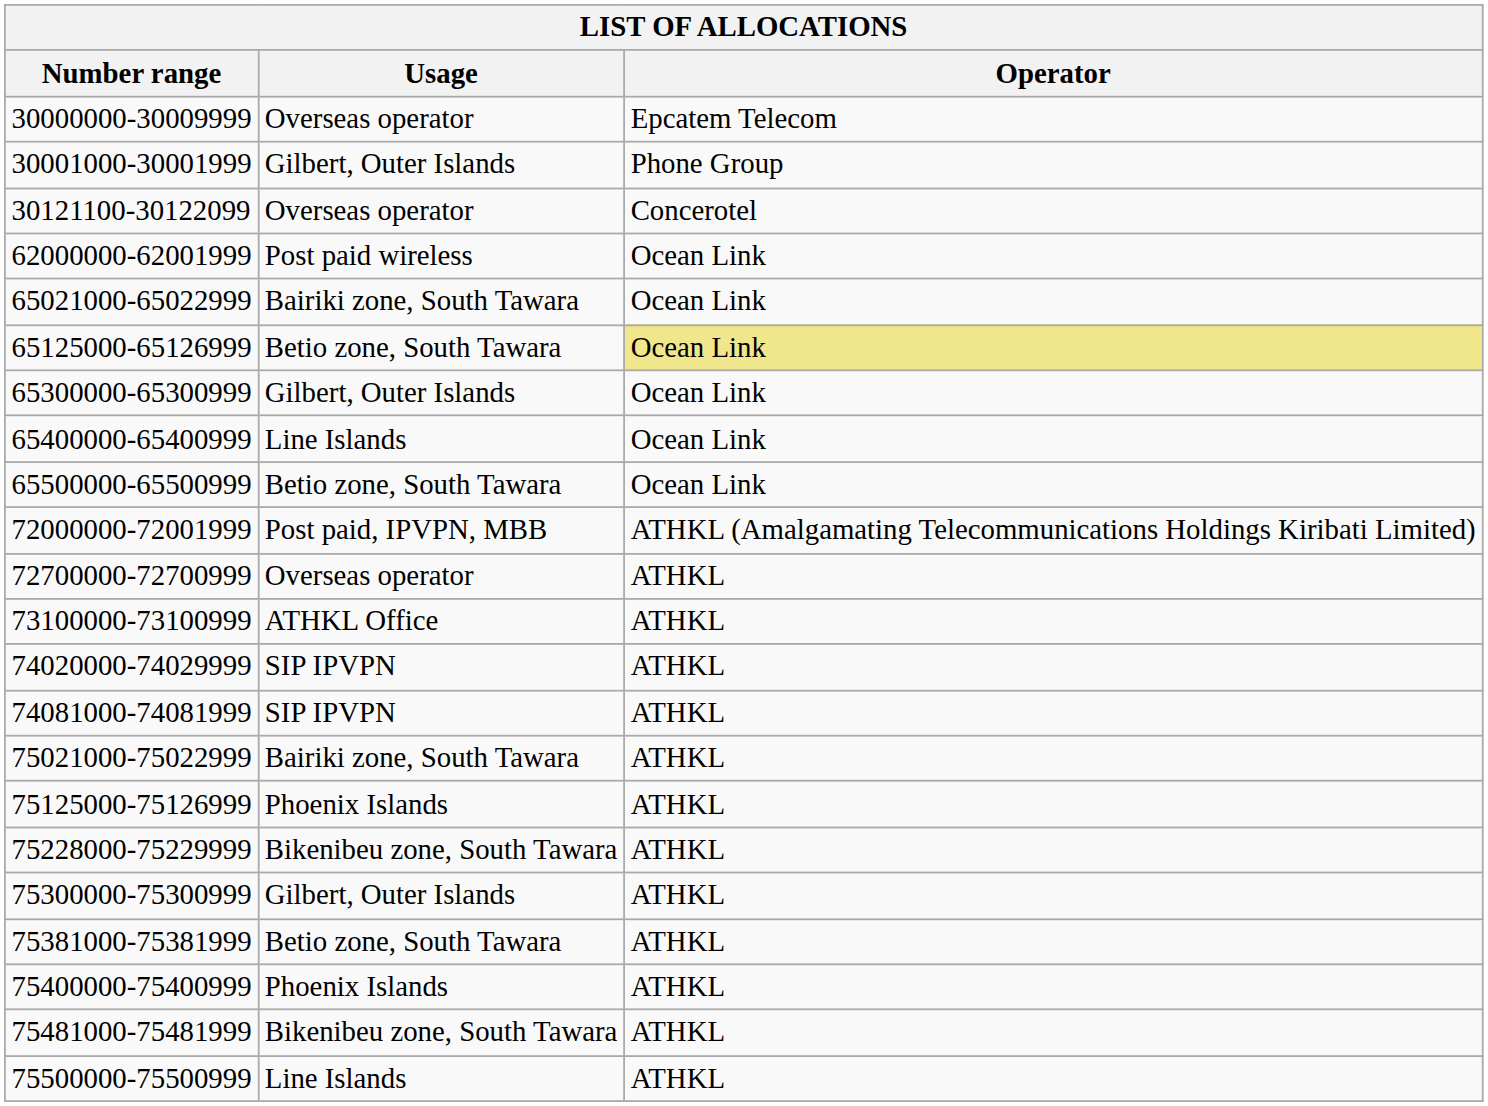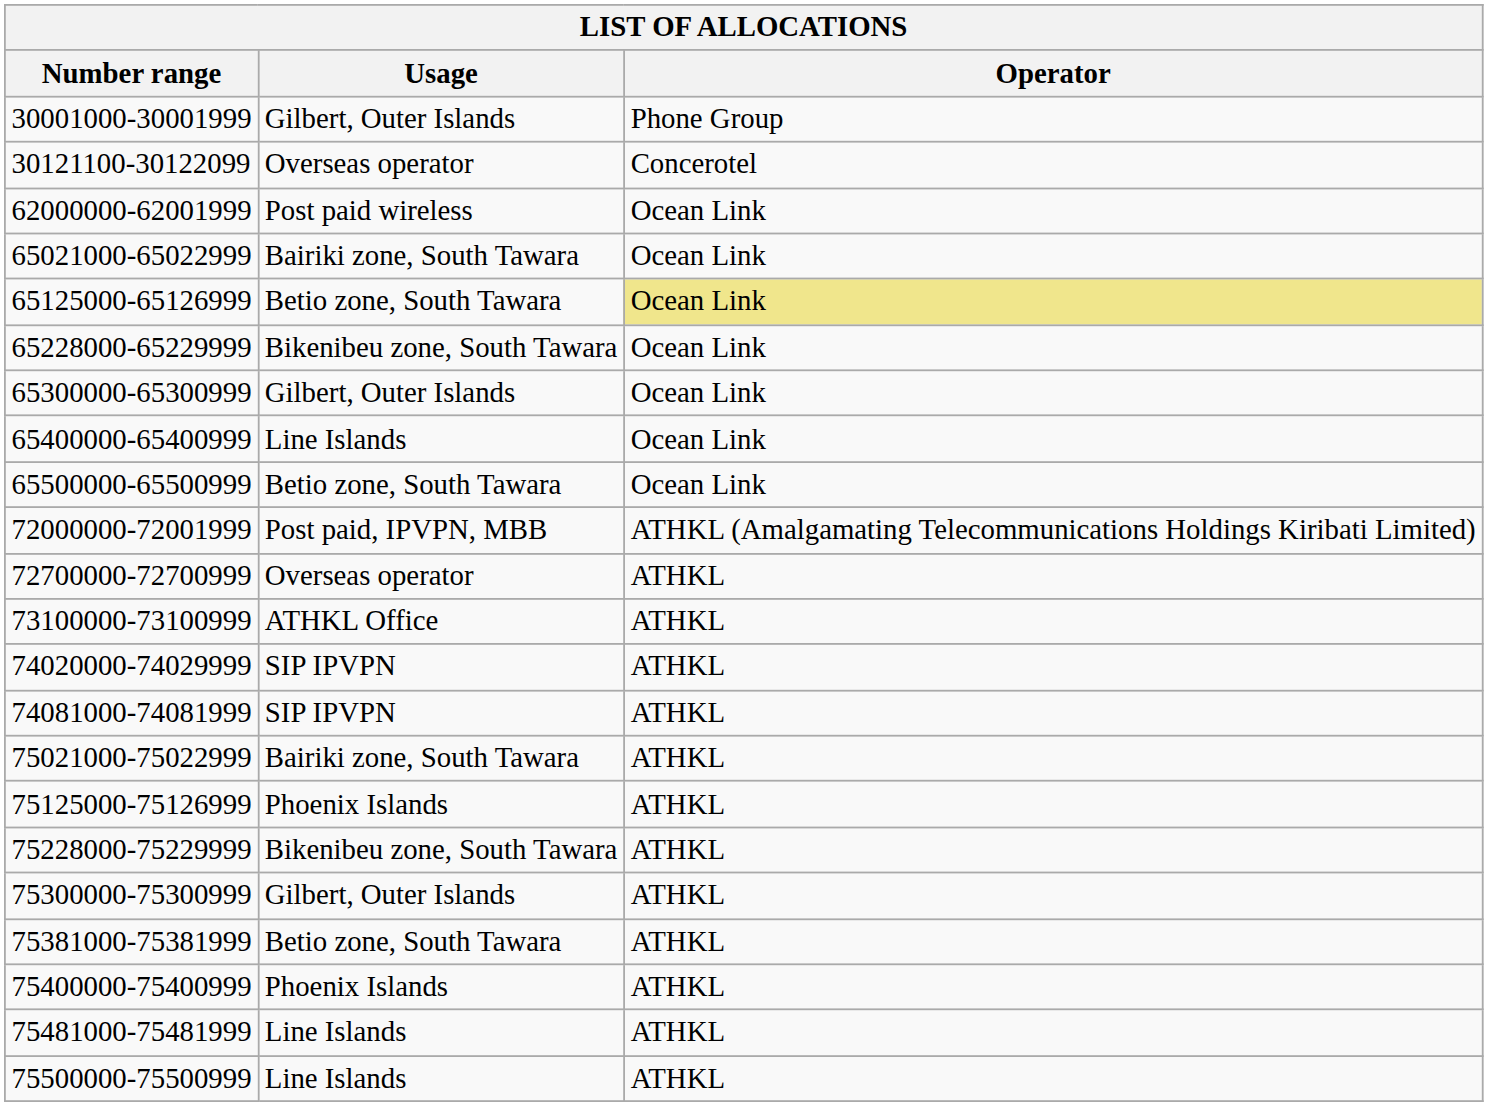- row: (132, 118)
+ row: (132, 347)
(441, 1032) Bikenibeu zone, South Tawara -> (336, 1032) Line Islands
